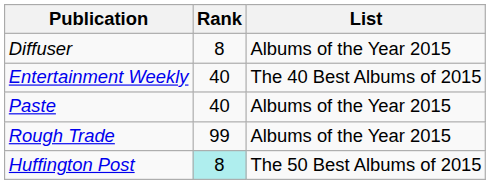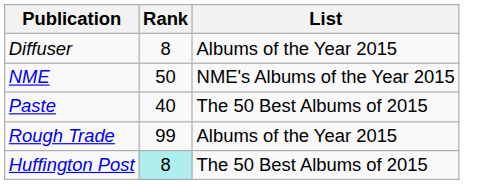- row: (99, 77)
+ row: (29, 77)
(351, 106) Albums of the Year 2015 -> (312, 106) The 50 Best Albums of 2015
